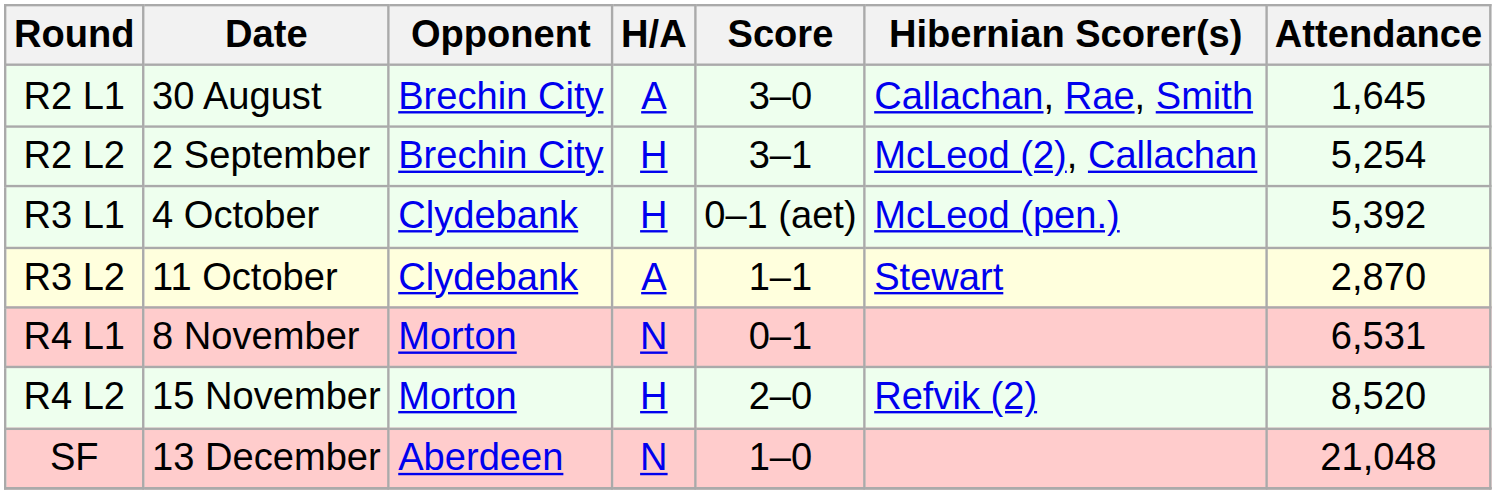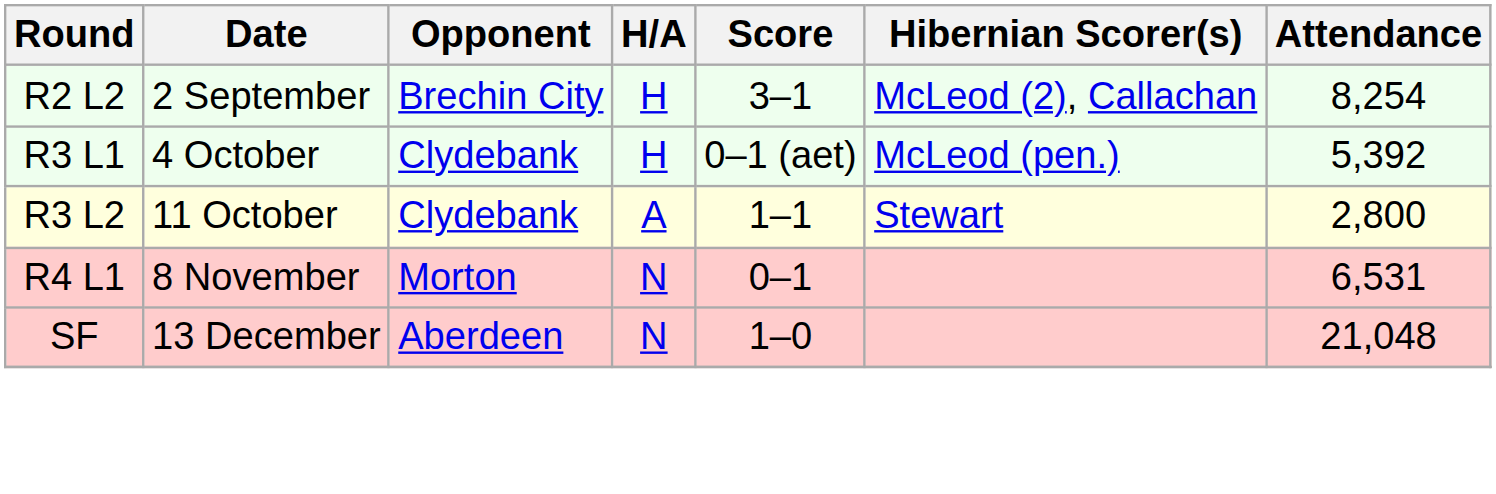- row: (74, 95)
(1379, 155) 5,254 -> (1379, 95) 8,254
(1379, 276) 2,870 -> (1379, 215) 2,800
- row: (74, 397)
